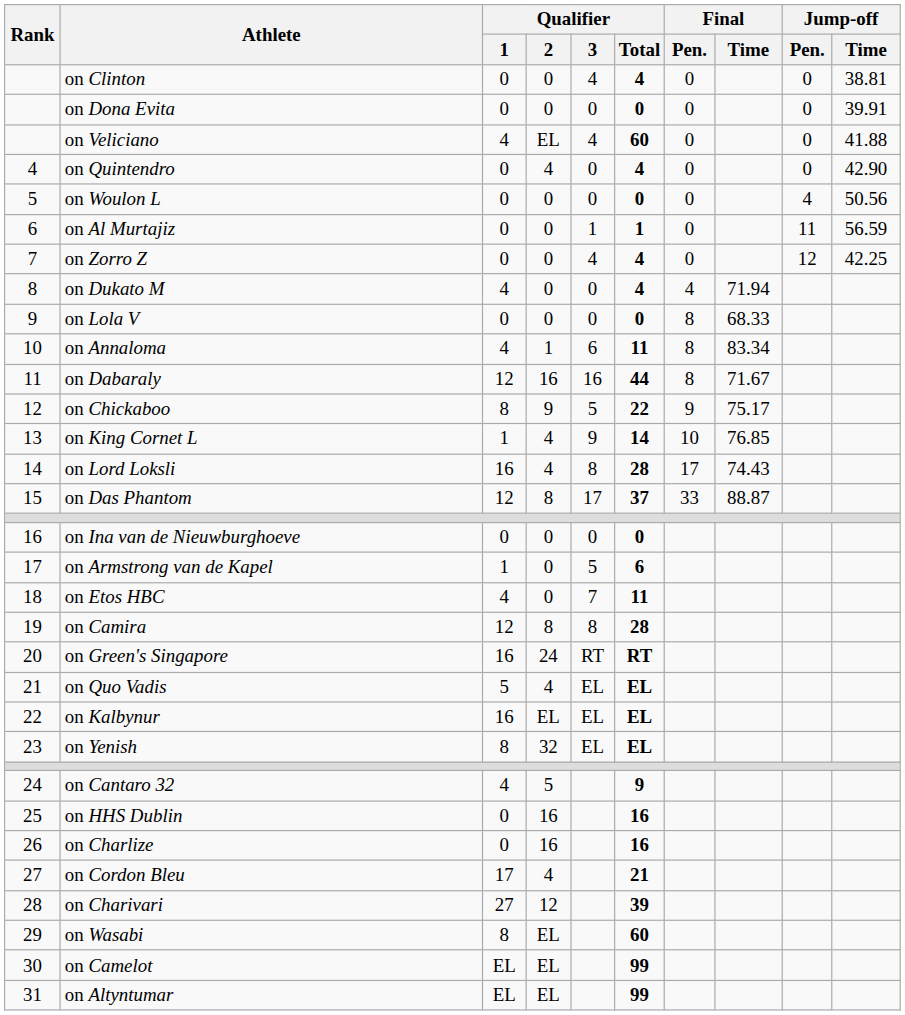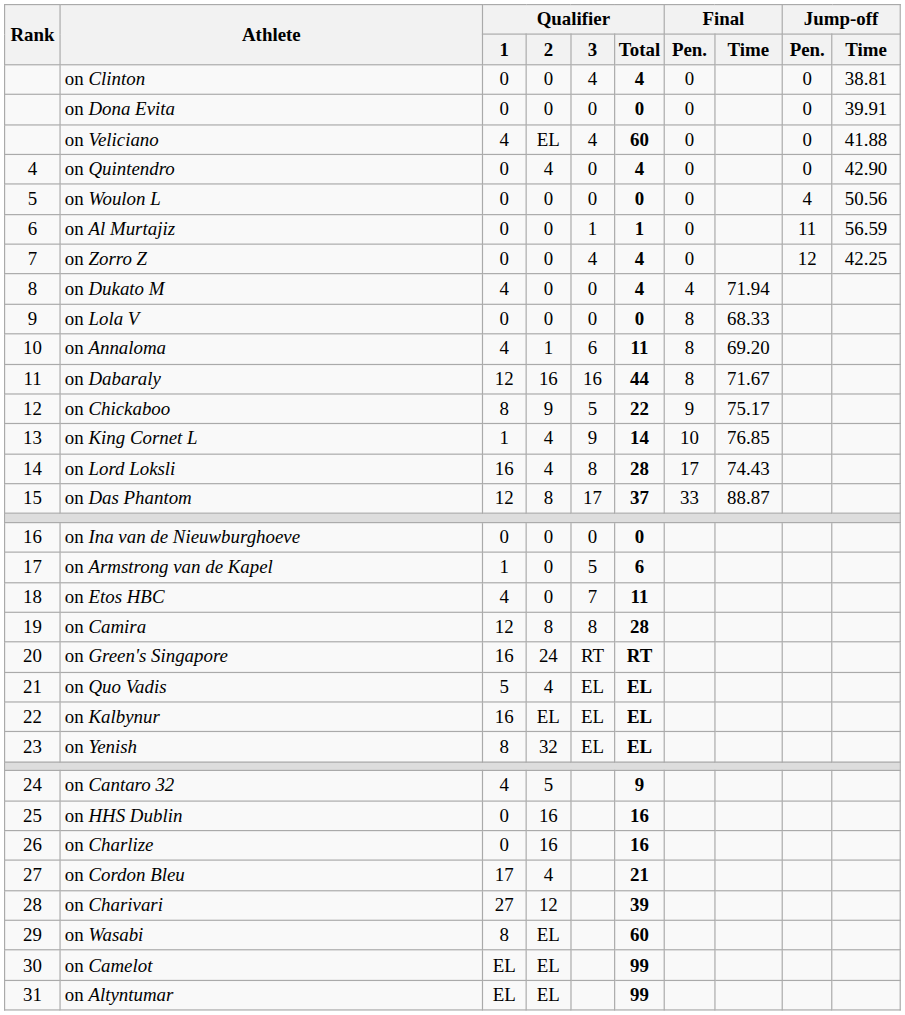(748, 348) 83.34 -> (748, 348) 69.20
